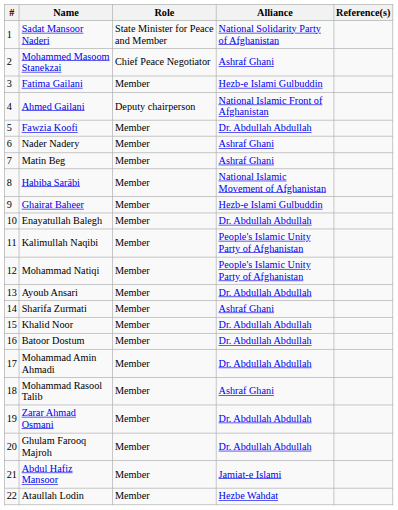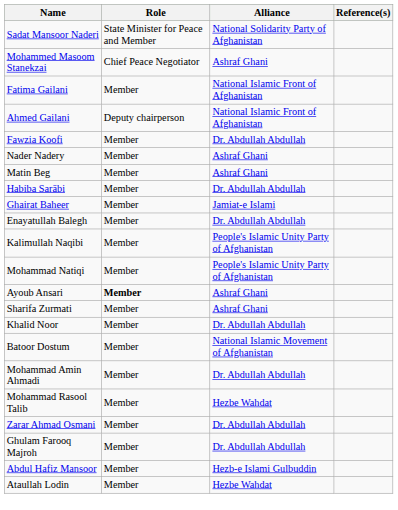- column: (12, 12)
(271, 84) Hezb-e Islami Gulbuddin -> (264, 90) National Islamic Front of Afghanistan
(272, 182) National Islamic Movement of Afghanistan -> (259, 188) Dr. Abdullah Abdullah
(271, 204) Hezb-e Islami Gulbuddin -> (244, 204) Jamiat-e Islami
(132, 292) normal -> (123, 292) bold
(265, 292) Dr. Abdullah Abdullah -> (240, 292) Ashraf Ghani
(265, 341) Dr. Abdullah Abdullah -> (270, 347) National Islamic Movement of Afghanistan
(246, 391) Ashraf Ghani -> (242, 402) Hezbe Wahdat
(250, 474) Jamiat-e Islami -> (264, 468) Hezb-e Islami Gulbuddin
